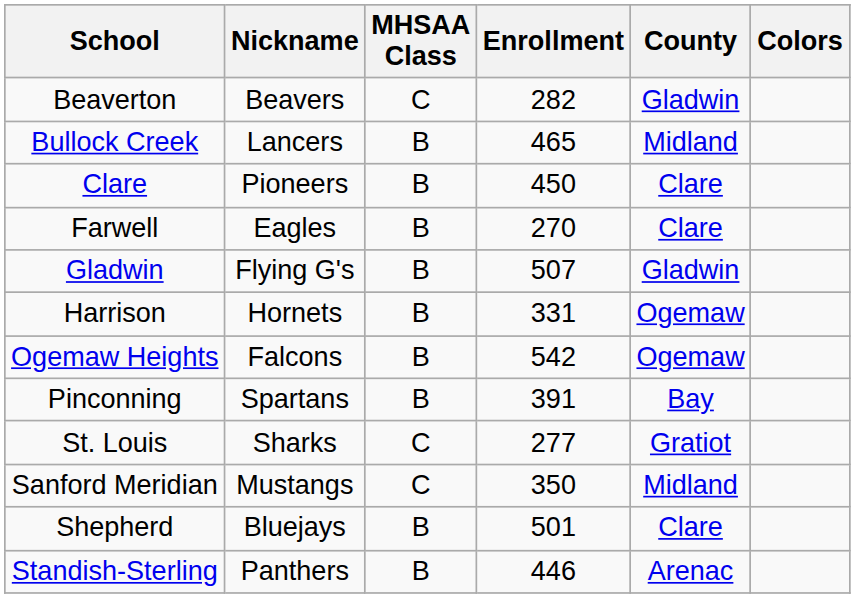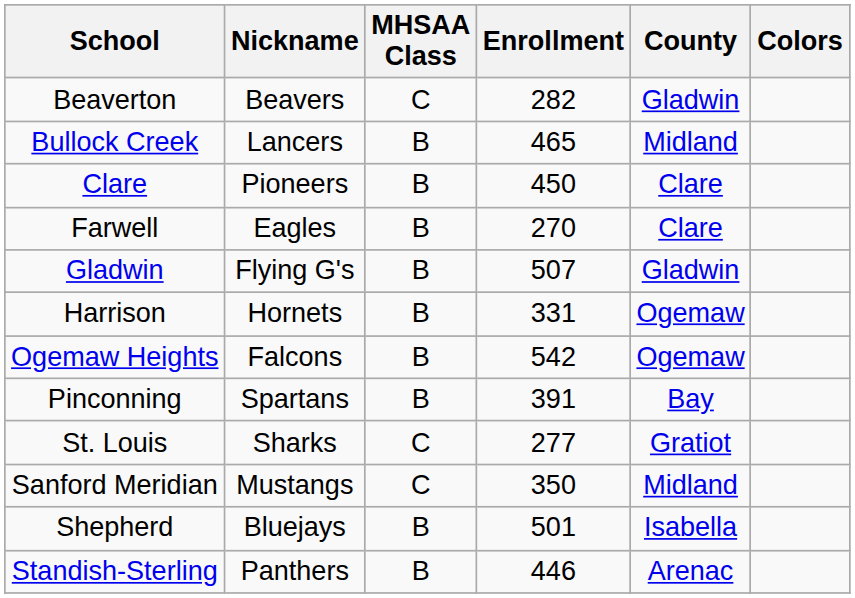(691, 528) Clare -> (691, 528) Isabella
